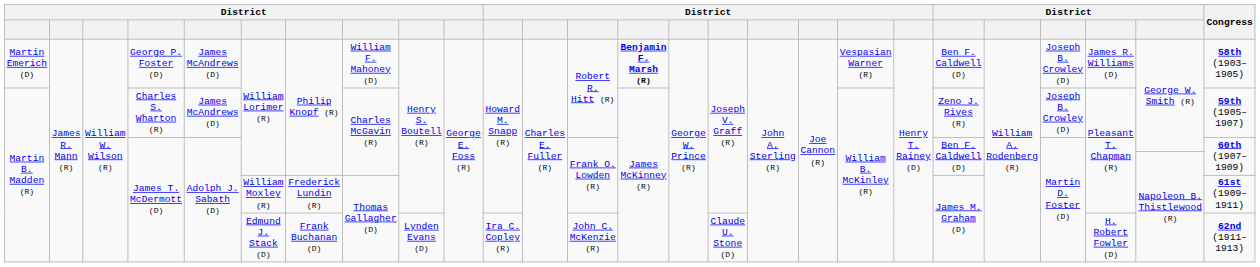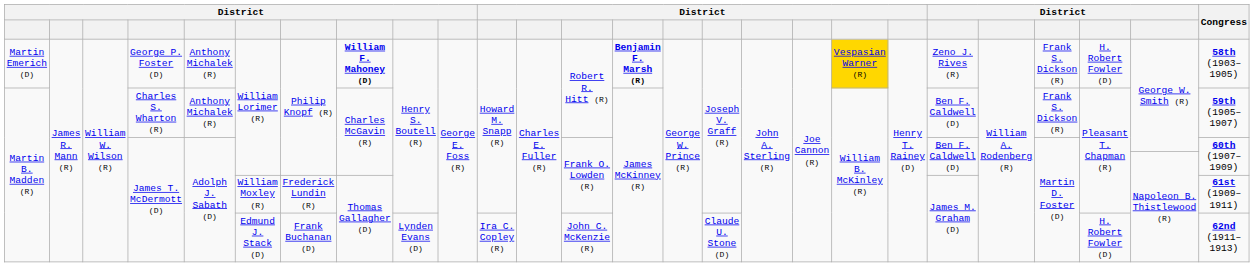(213, 63) James McAndrews (D) -> (210, 63) Anthony Michalek (R)
(371, 63) normal -> (365, 64) bold
(866, 63) no background -> (860, 63) gold background
(958, 63) Ben F. Caldwell (D) -> (953, 63) Zeno J. Rives (R)
(1063, 63) Joseph B. Crowley (D) -> (1057, 63) Frank S. Dickson (R)
(1111, 63) James R. Williams (D) -> (1105, 63) H. Robert Fowler (D)
(213, 112) James McAndrews (D) -> (210, 112) Anthony Michalek (R)
(958, 112) Zeno J. Rives (R) -> (953, 112) Ben F. Caldwell (D)
(1063, 112) Joseph B. Crowley (D) -> (1057, 112) Frank S. Dickson (R)
